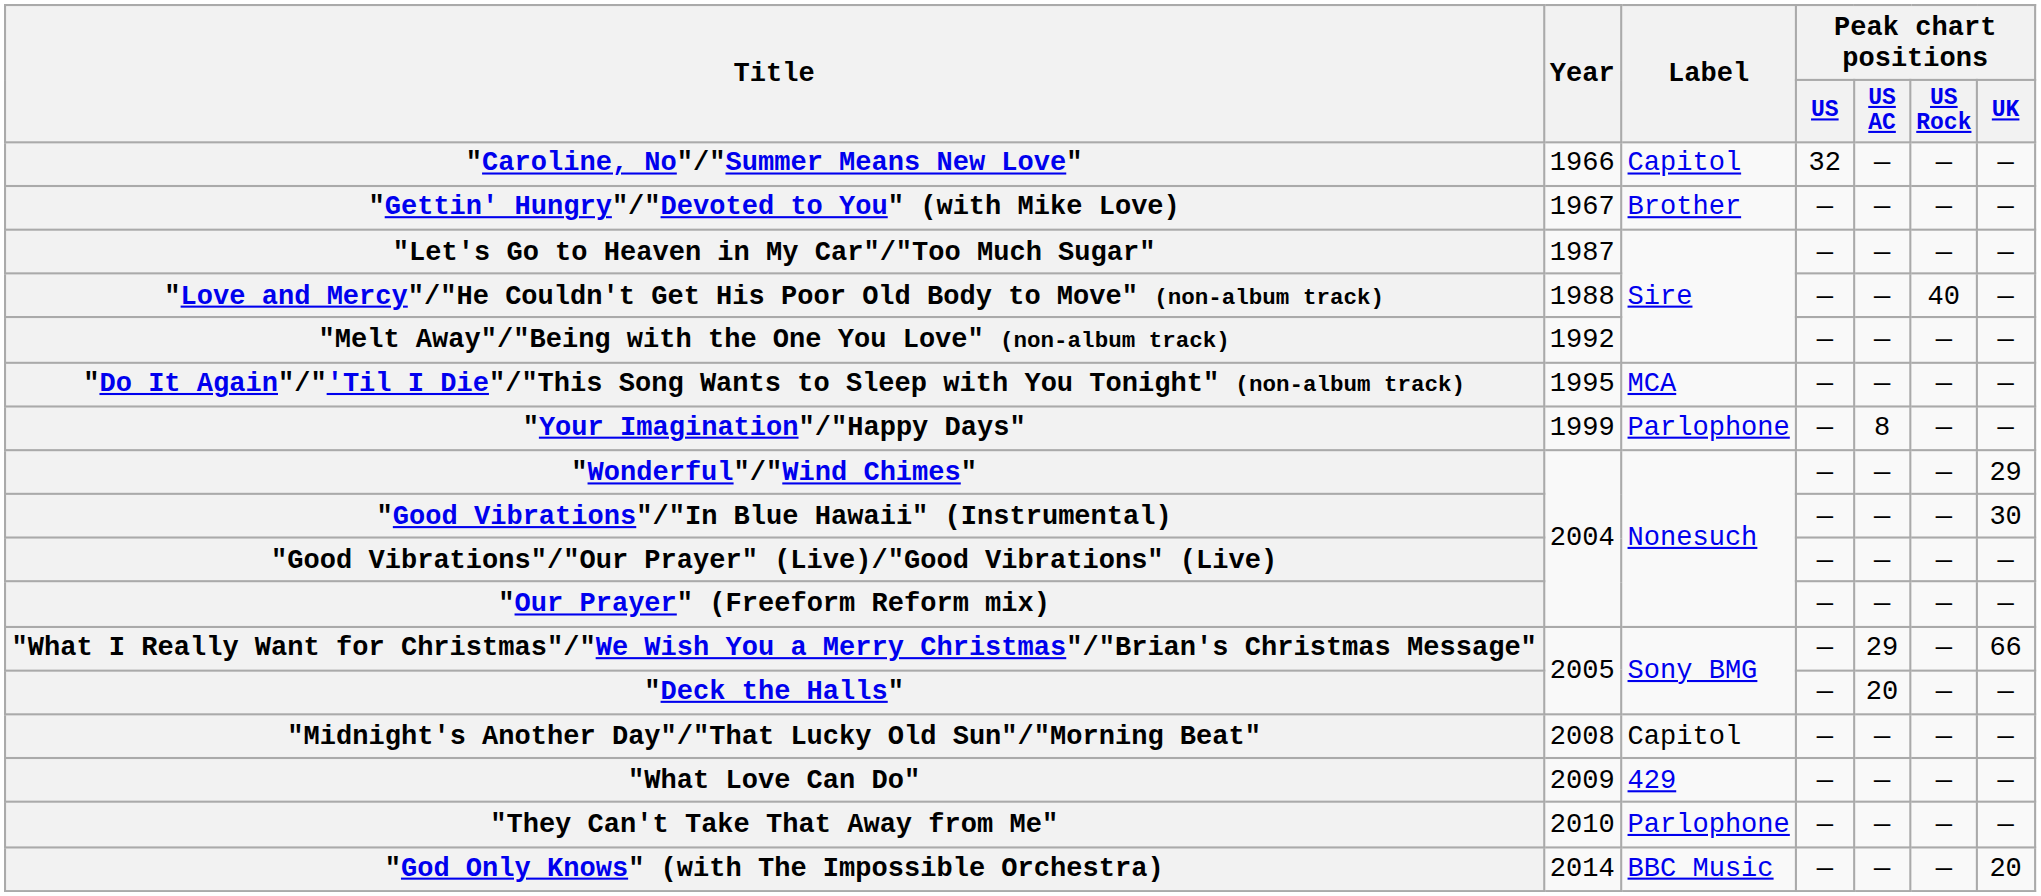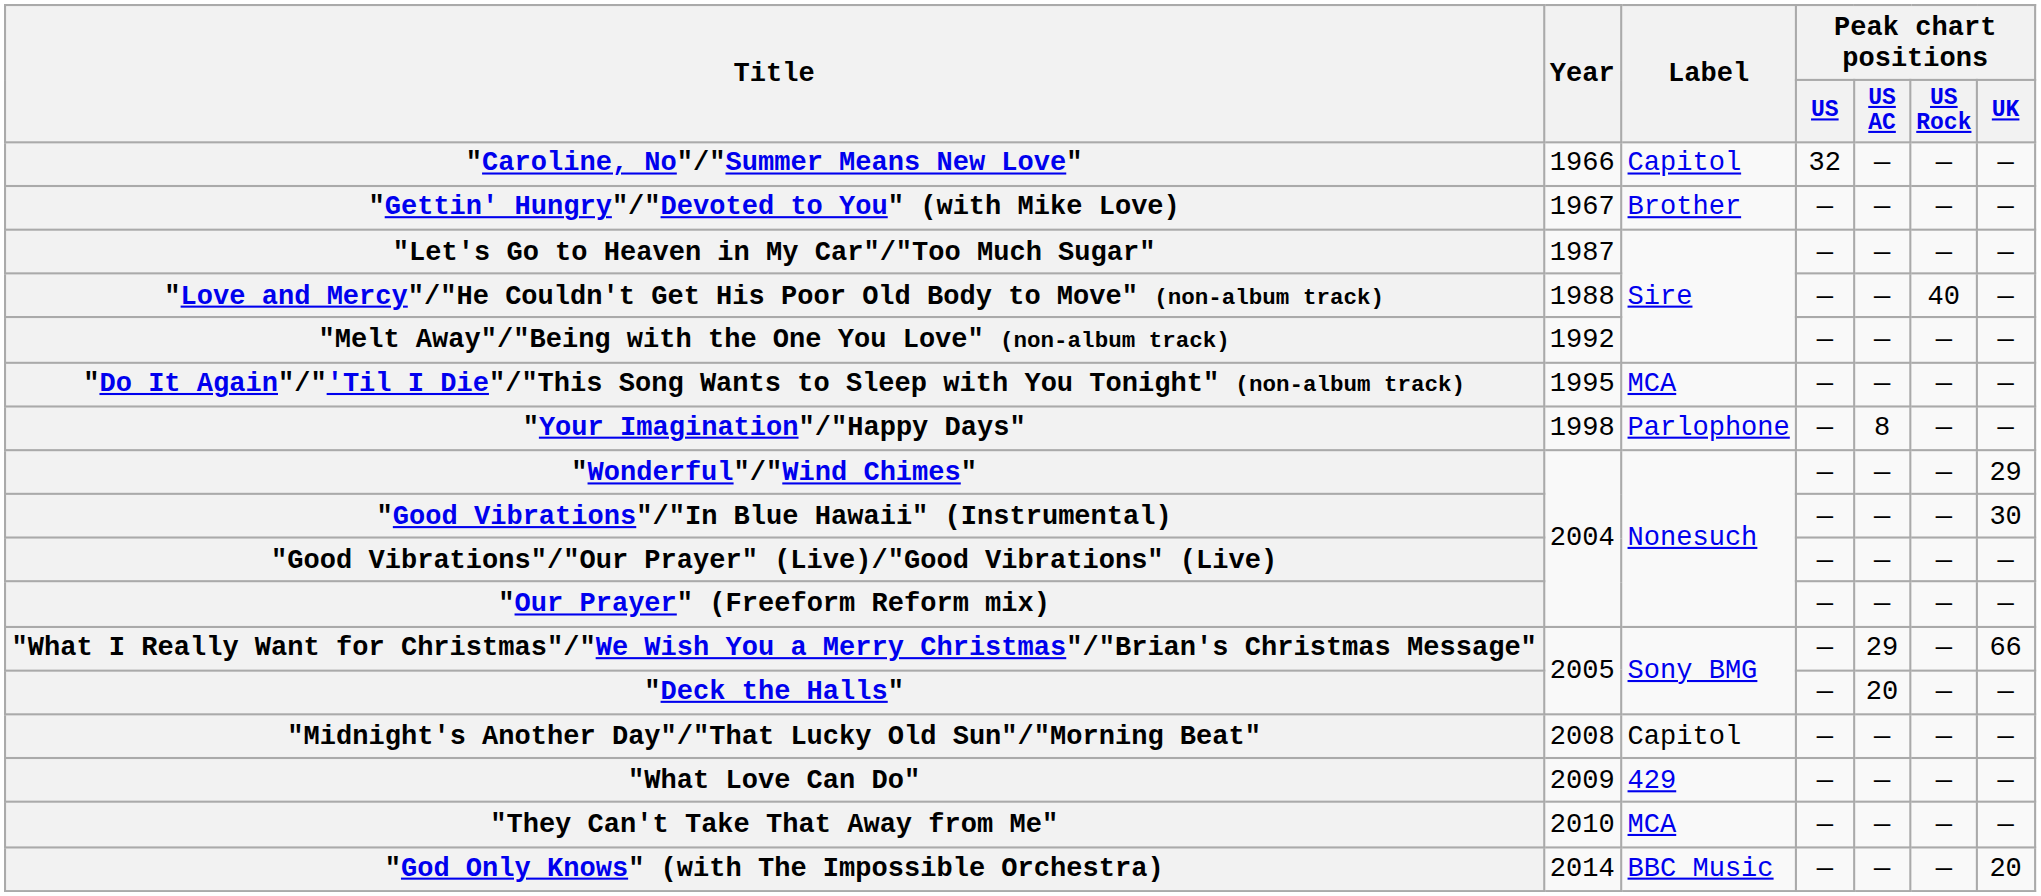(1582, 428) 1999 -> (1582, 428) 1998
(1709, 825) Parlophone -> (1652, 825) MCA
